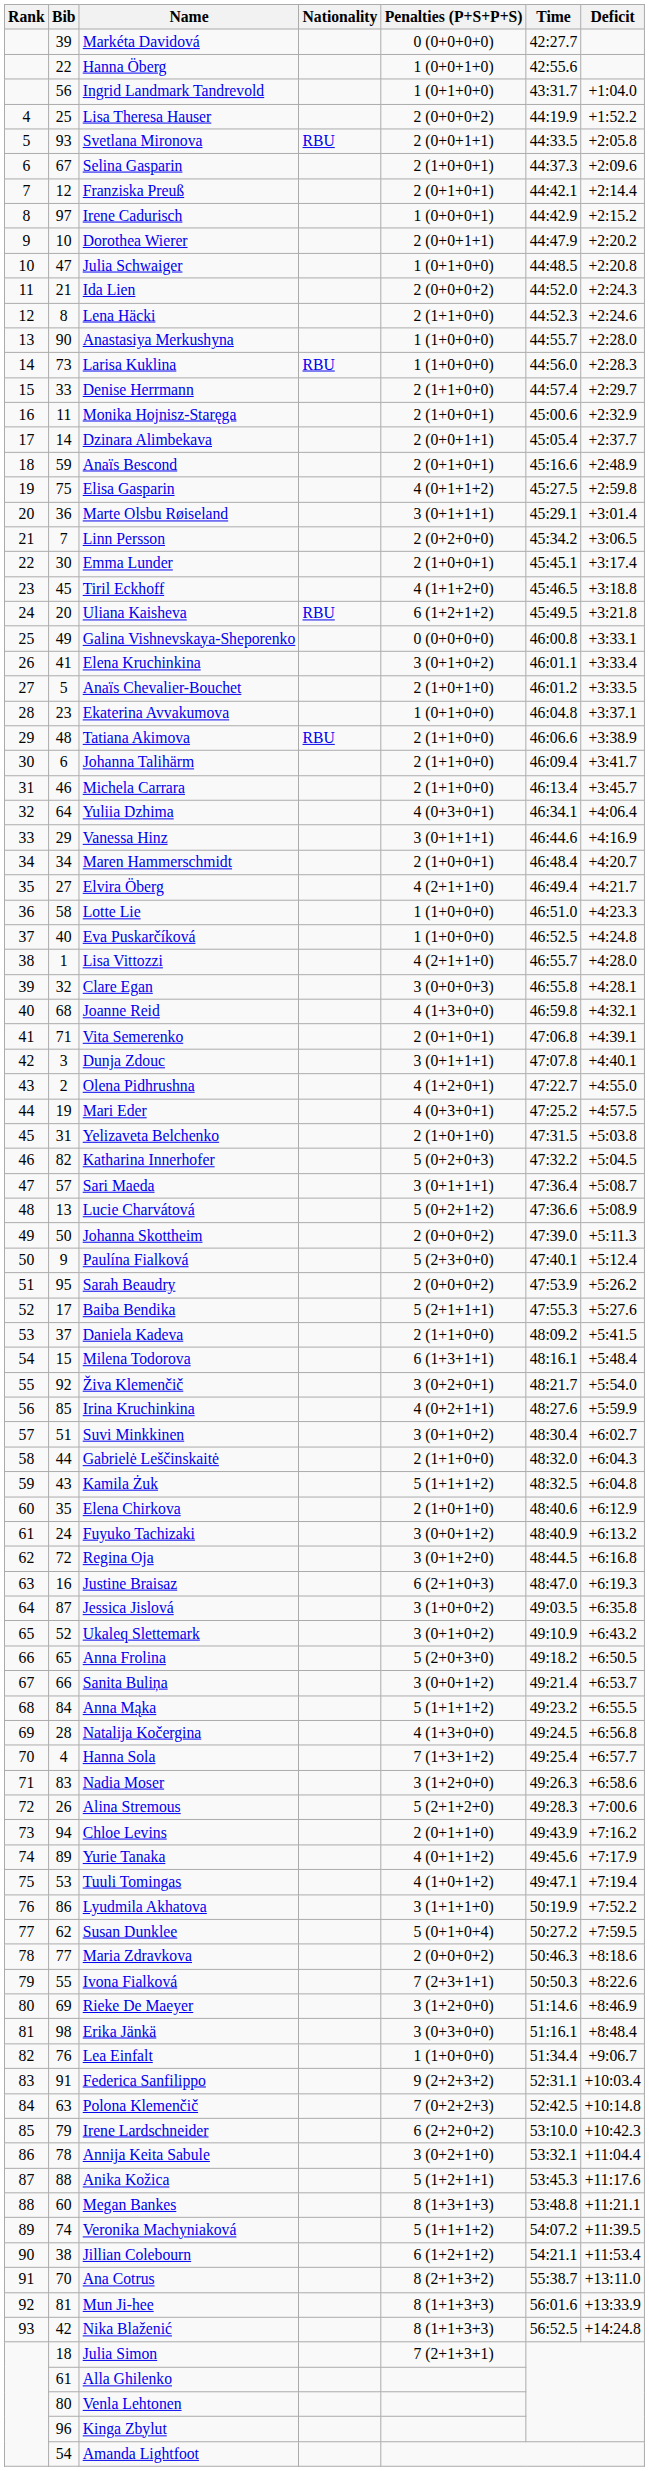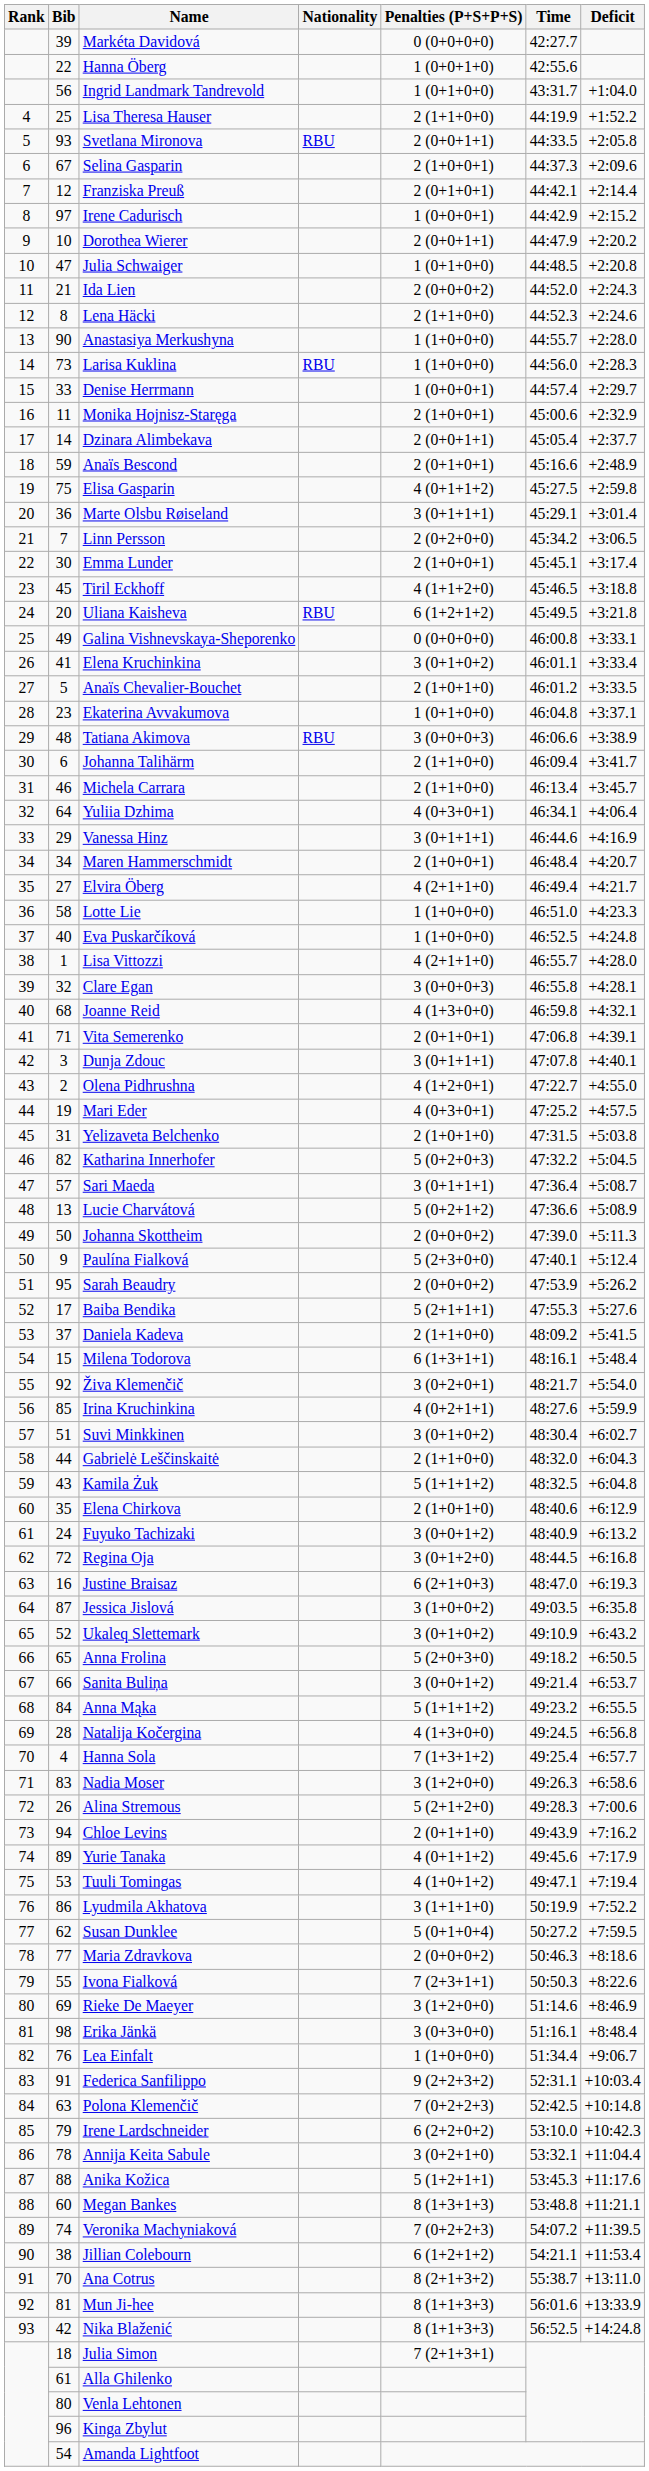(454, 116) 2 (0+0+0+2) -> (454, 116) 2 (1+1+0+0)
(454, 389) 2 (1+1+0+0) -> (454, 389) 1 (0+0+0+1)
(454, 738) 2 (1+1+0+0) -> (454, 738) 3 (0+0+0+3)
(454, 2230) 5 (1+1+1+2) -> (454, 2230) 7 (0+2+2+3)
